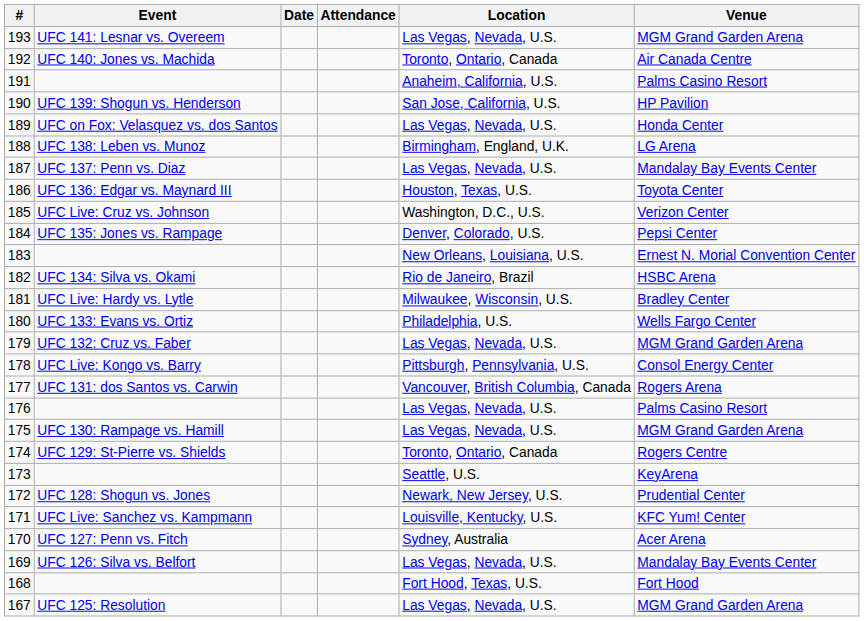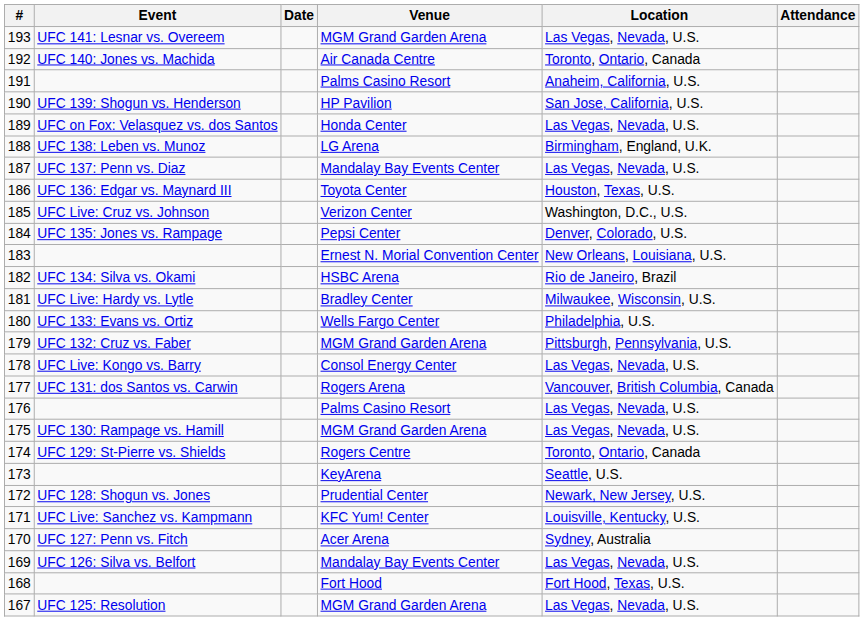columns swapped: (746, 16) <-> (358, 16)
(479, 343) Las Vegas, Nevada, U.S. -> (638, 343) Pittsburgh, Pennsylvania, U.S.
(496, 365) Pittsburgh, Pennsylvania, U.S. -> (622, 365) Las Vegas, Nevada, U.S.
